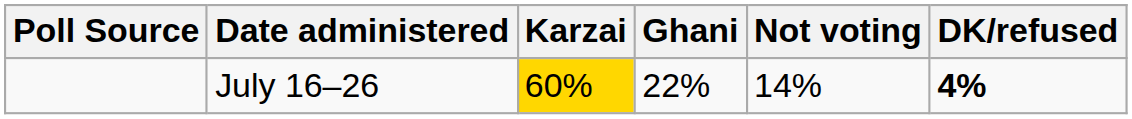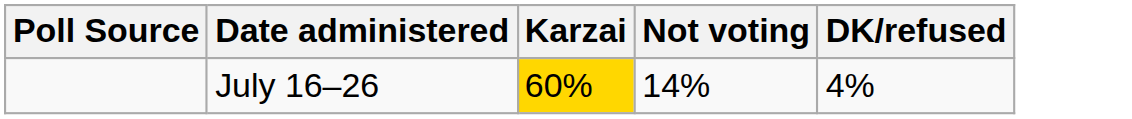- column: (690, 31)
(962, 85) bold -> (850, 85) normal
